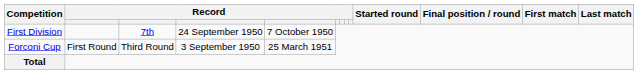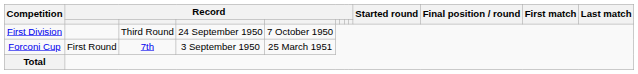(147, 31) 7th -> (147, 31) Third Round
(147, 46) Third Round -> (147, 46) 7th
